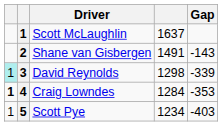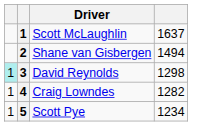- column: (203, 14)
(171, 53) 1491 -> (171, 53) 1494
(11, 92) bold -> (11, 92) normal
(171, 92) 1284 -> (171, 92) 1282
